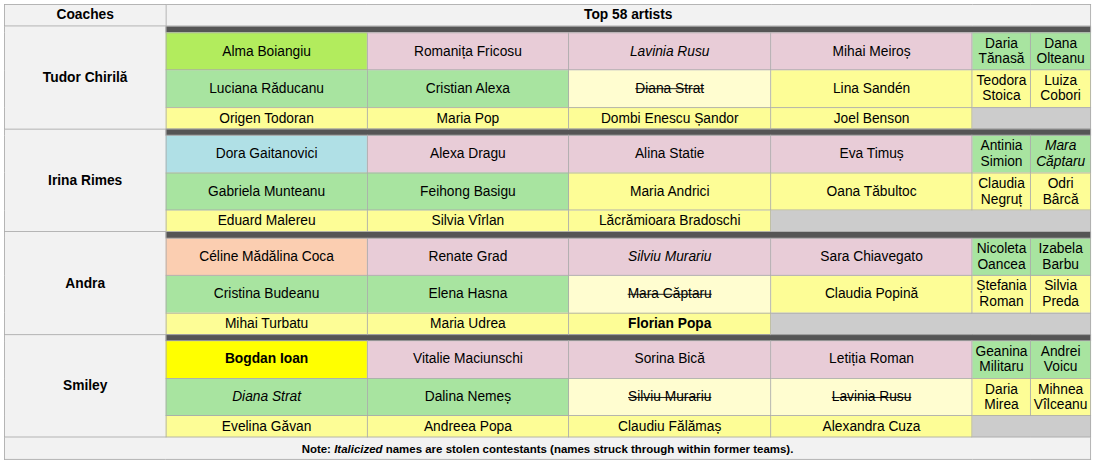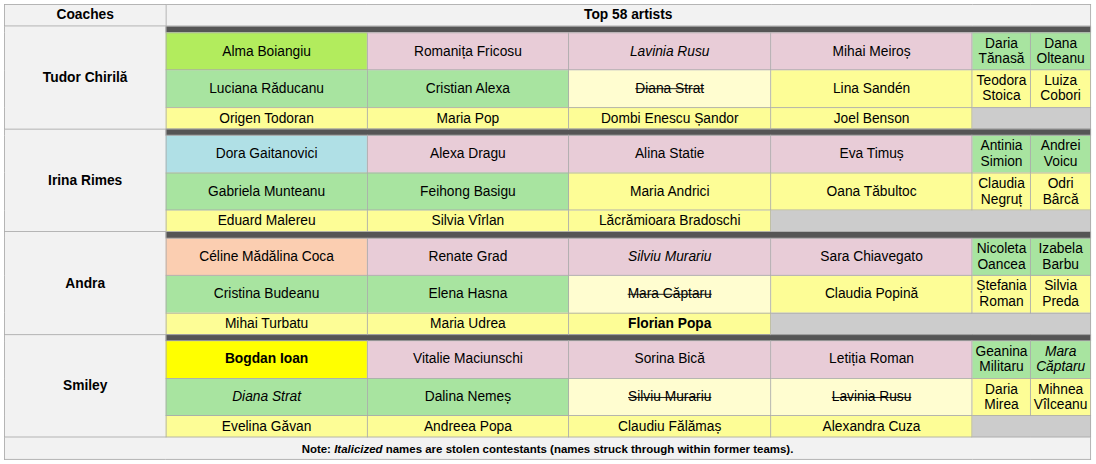(1061, 154) Mara Căptaru -> (1061, 154) Andrei Voicu
(1061, 359) Andrei Voicu -> (1061, 359) Mara Căptaru
